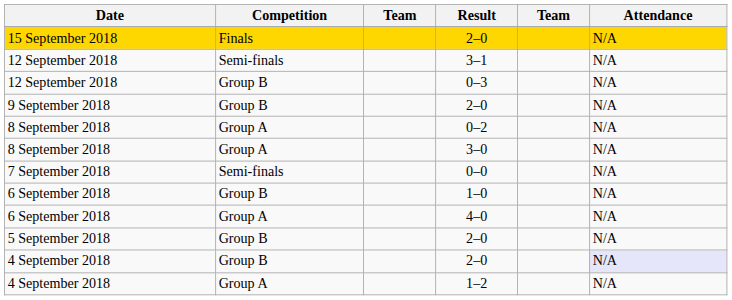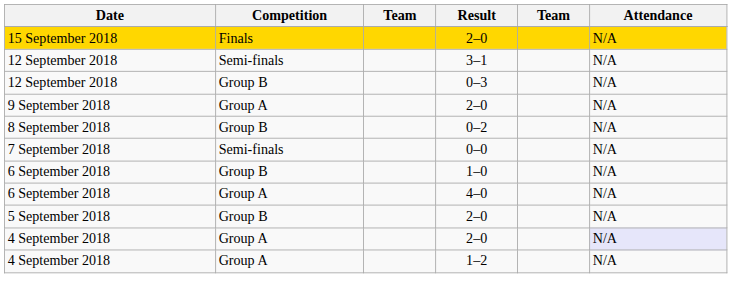(243, 104) Group B -> (243, 104) Group A
(243, 127) Group A -> (243, 127) Group B
- row: (59, 149)
(243, 261) Group B -> (243, 238) Group A
